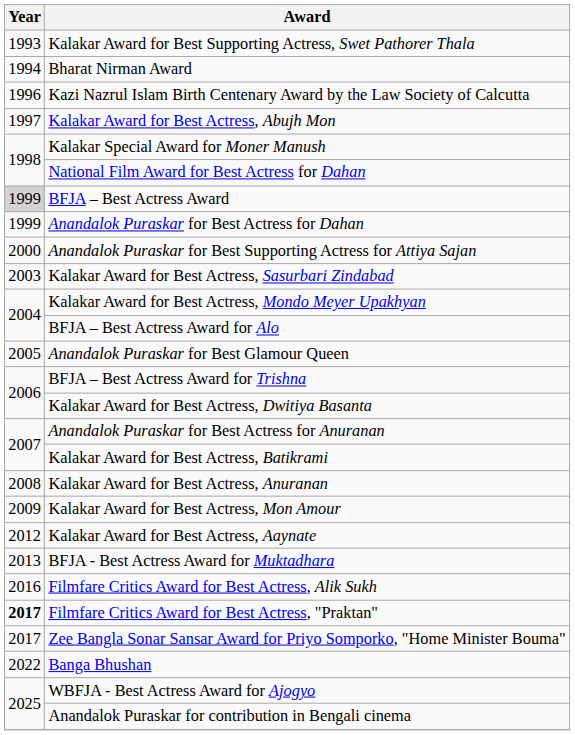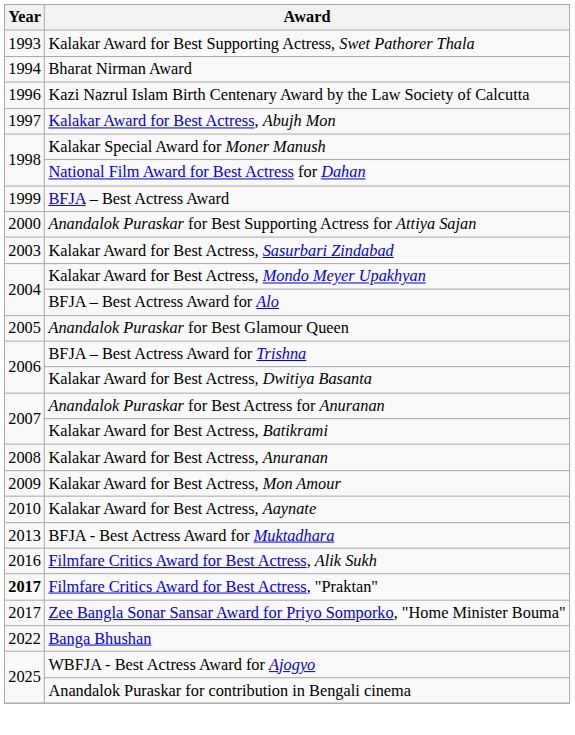(25, 198) lightgrey background -> (25, 198) no background
- row: (206, 224)
(25, 535) 2012 -> (25, 509) 2010
